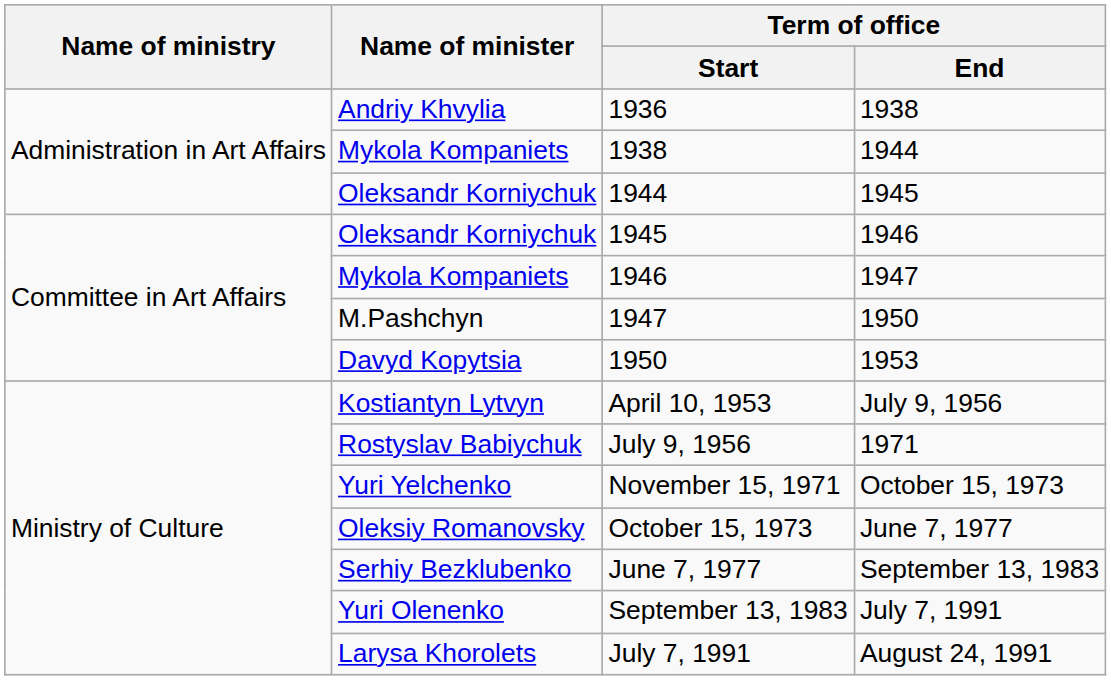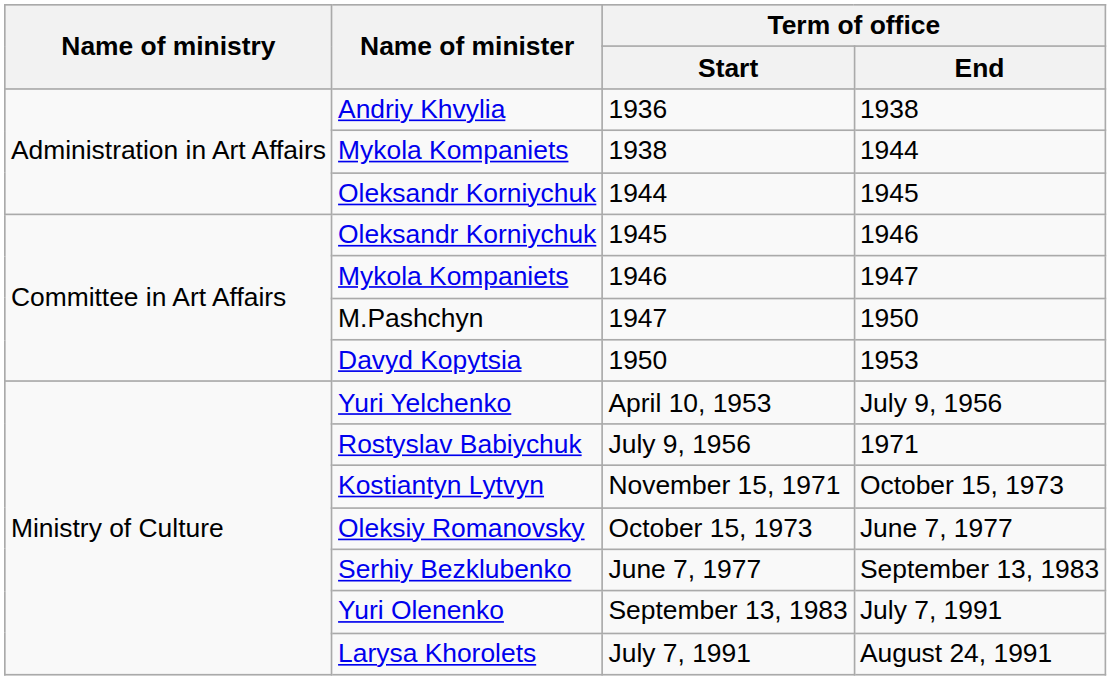(441, 402) Kostiantyn Lytvyn -> (425, 402) Yuri Yelchenko
(425, 485) Yuri Yelchenko -> (441, 485) Kostiantyn Lytvyn
